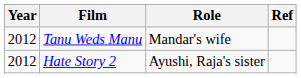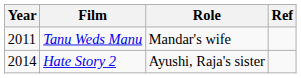(22, 38) 2012 -> (22, 38) 2011
(22, 61) 2012 -> (22, 61) 2014
